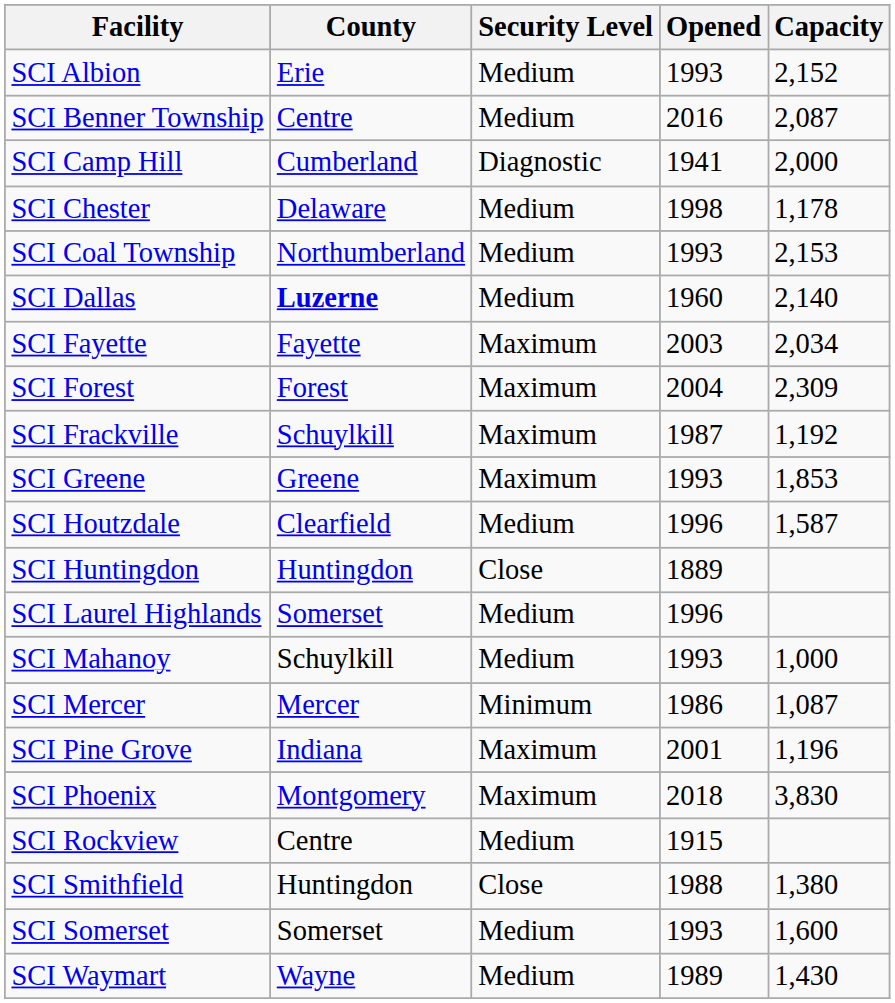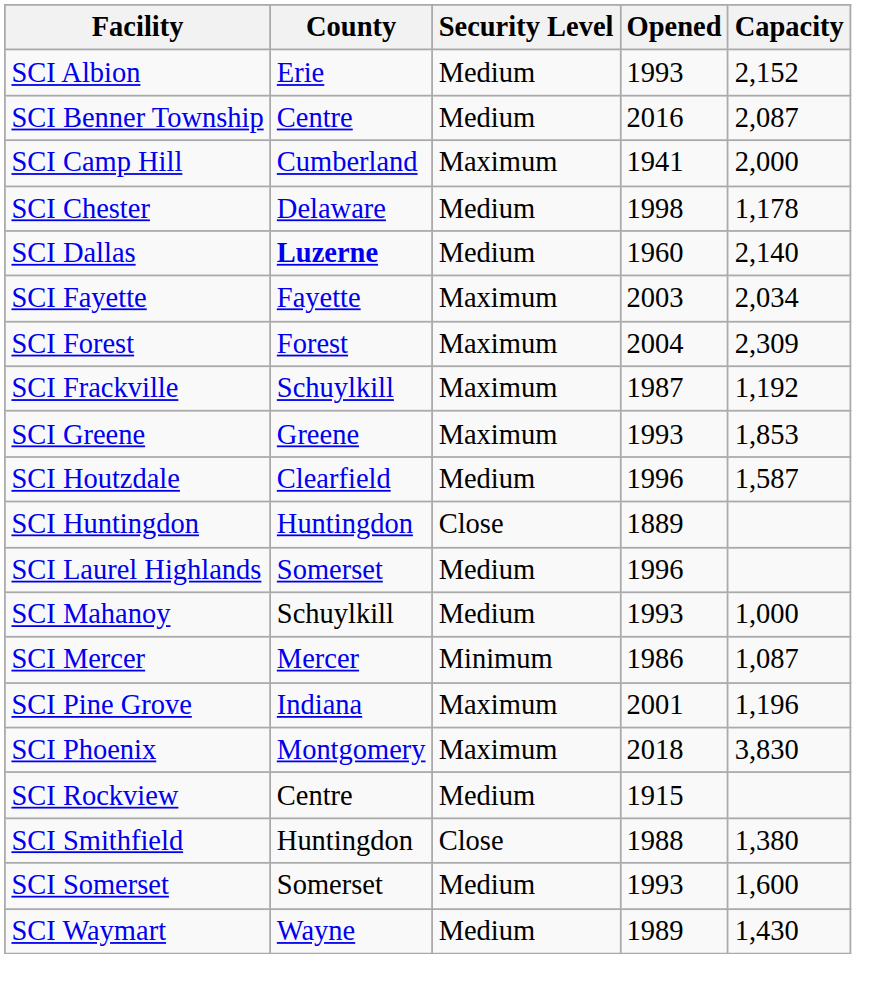(540, 162) Diagnostic -> (498, 162) Maximum
- row: (123, 252)
